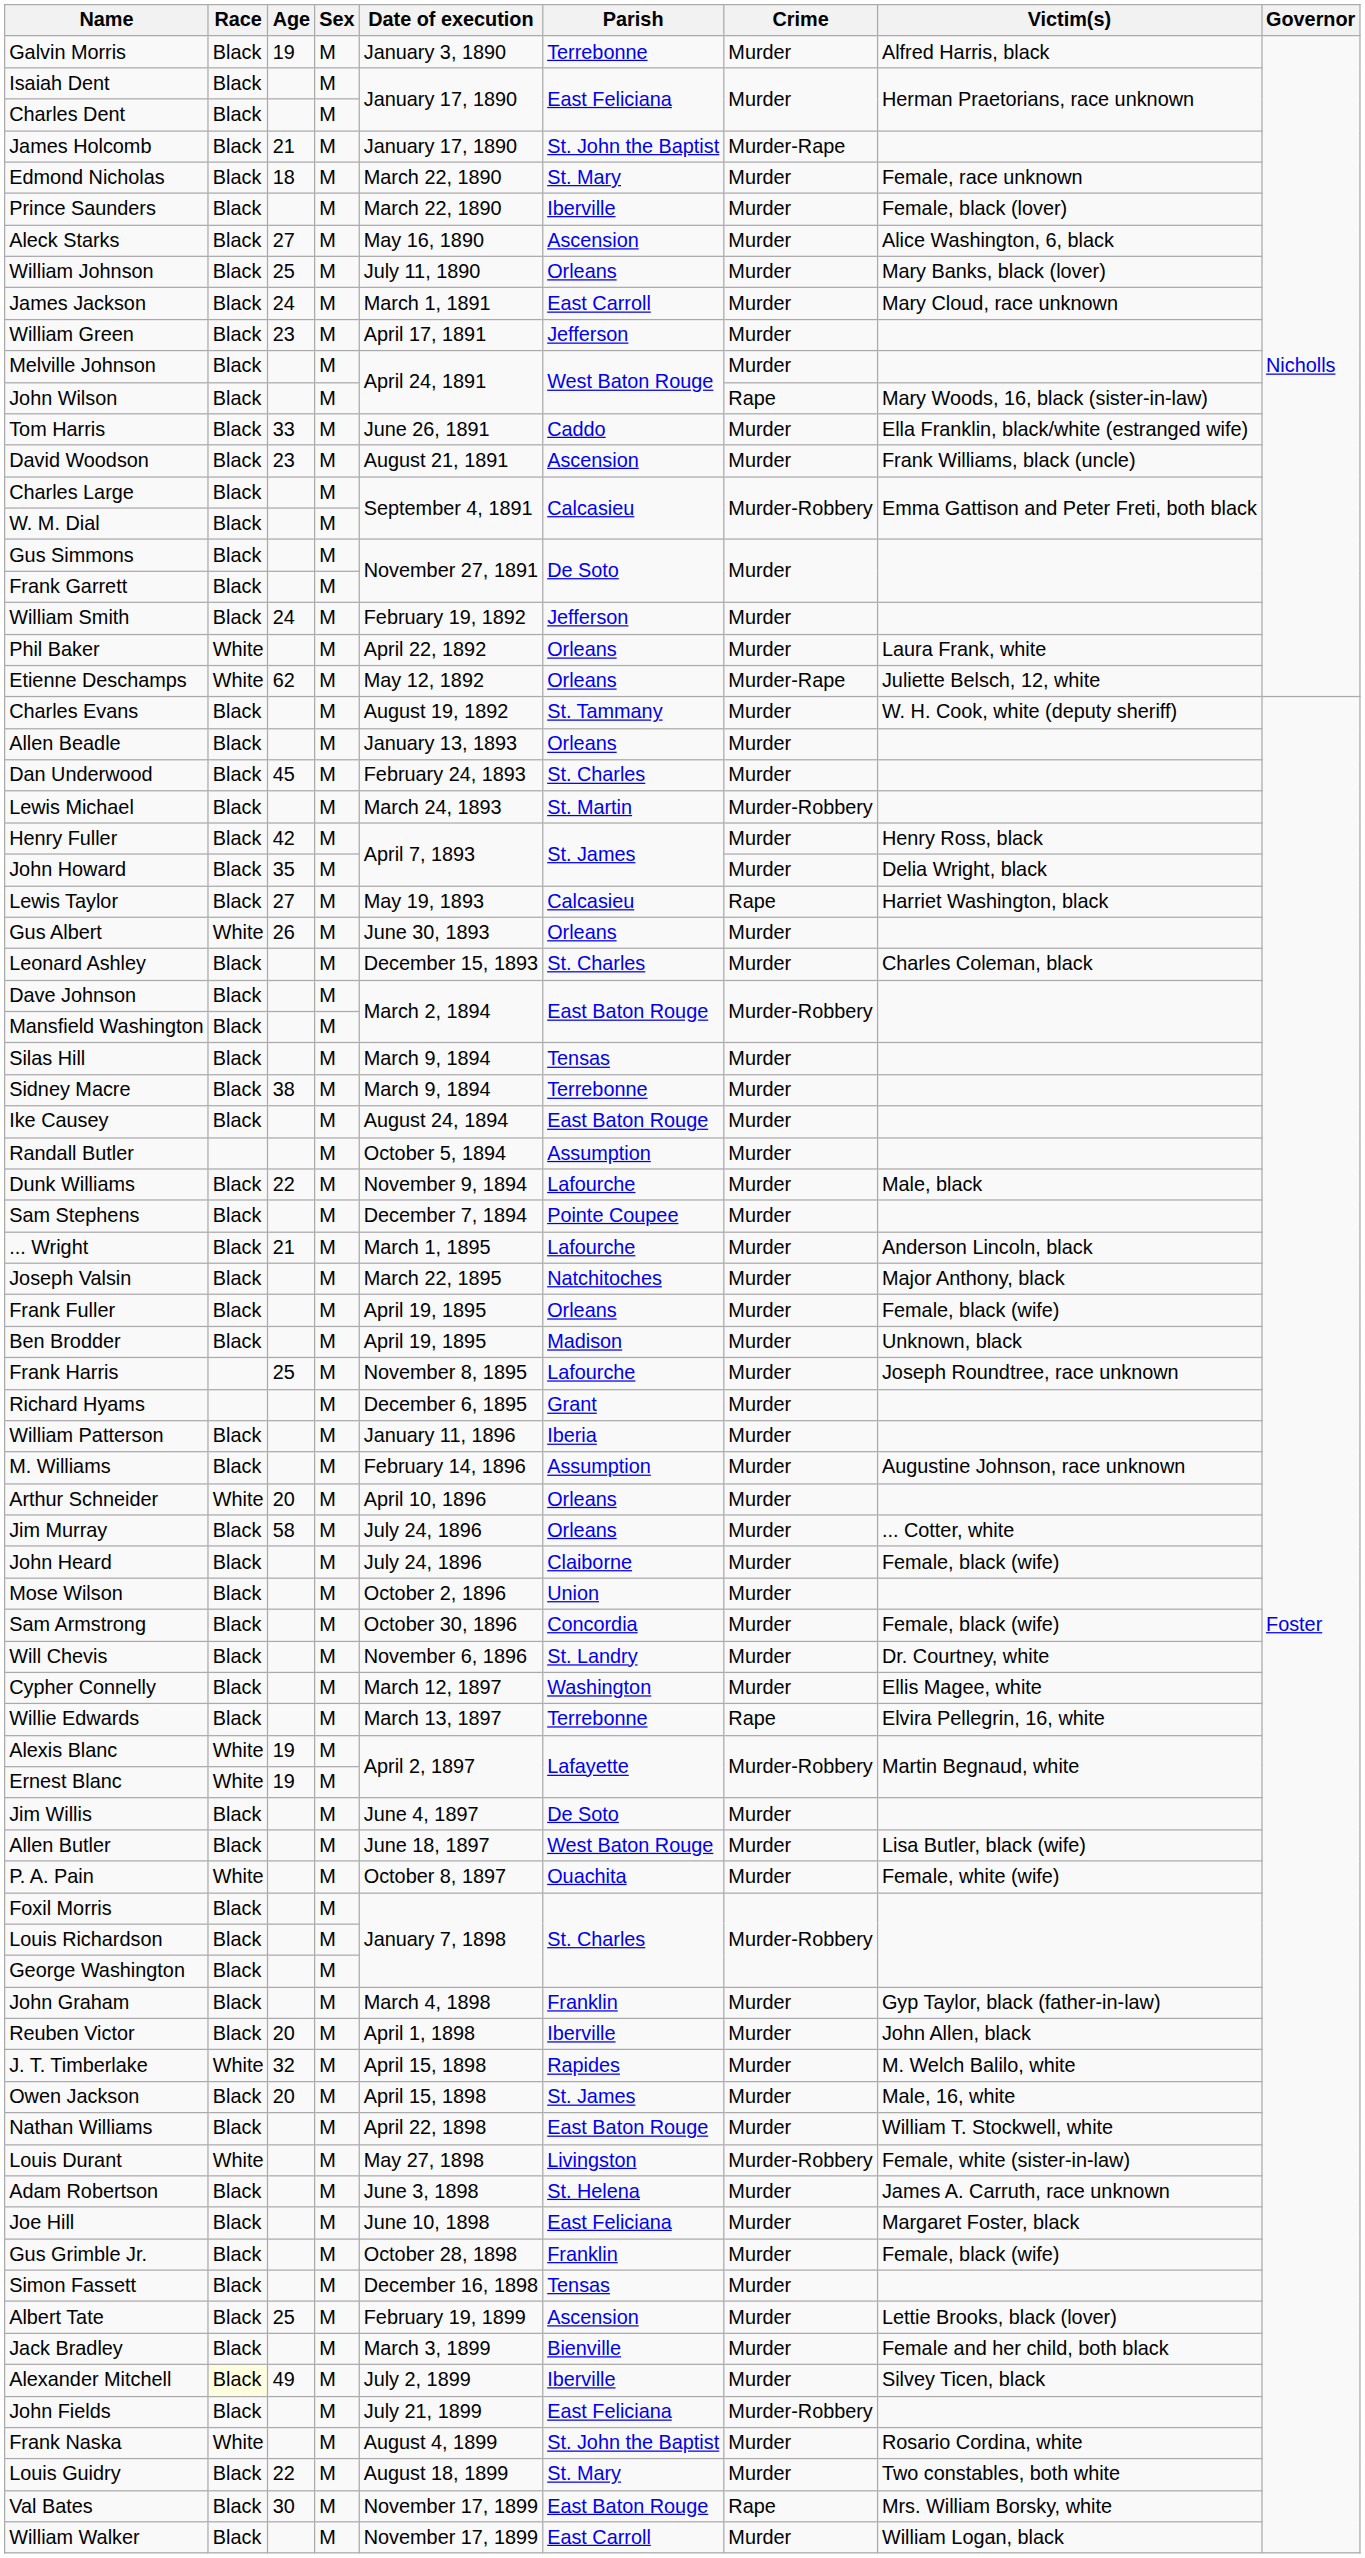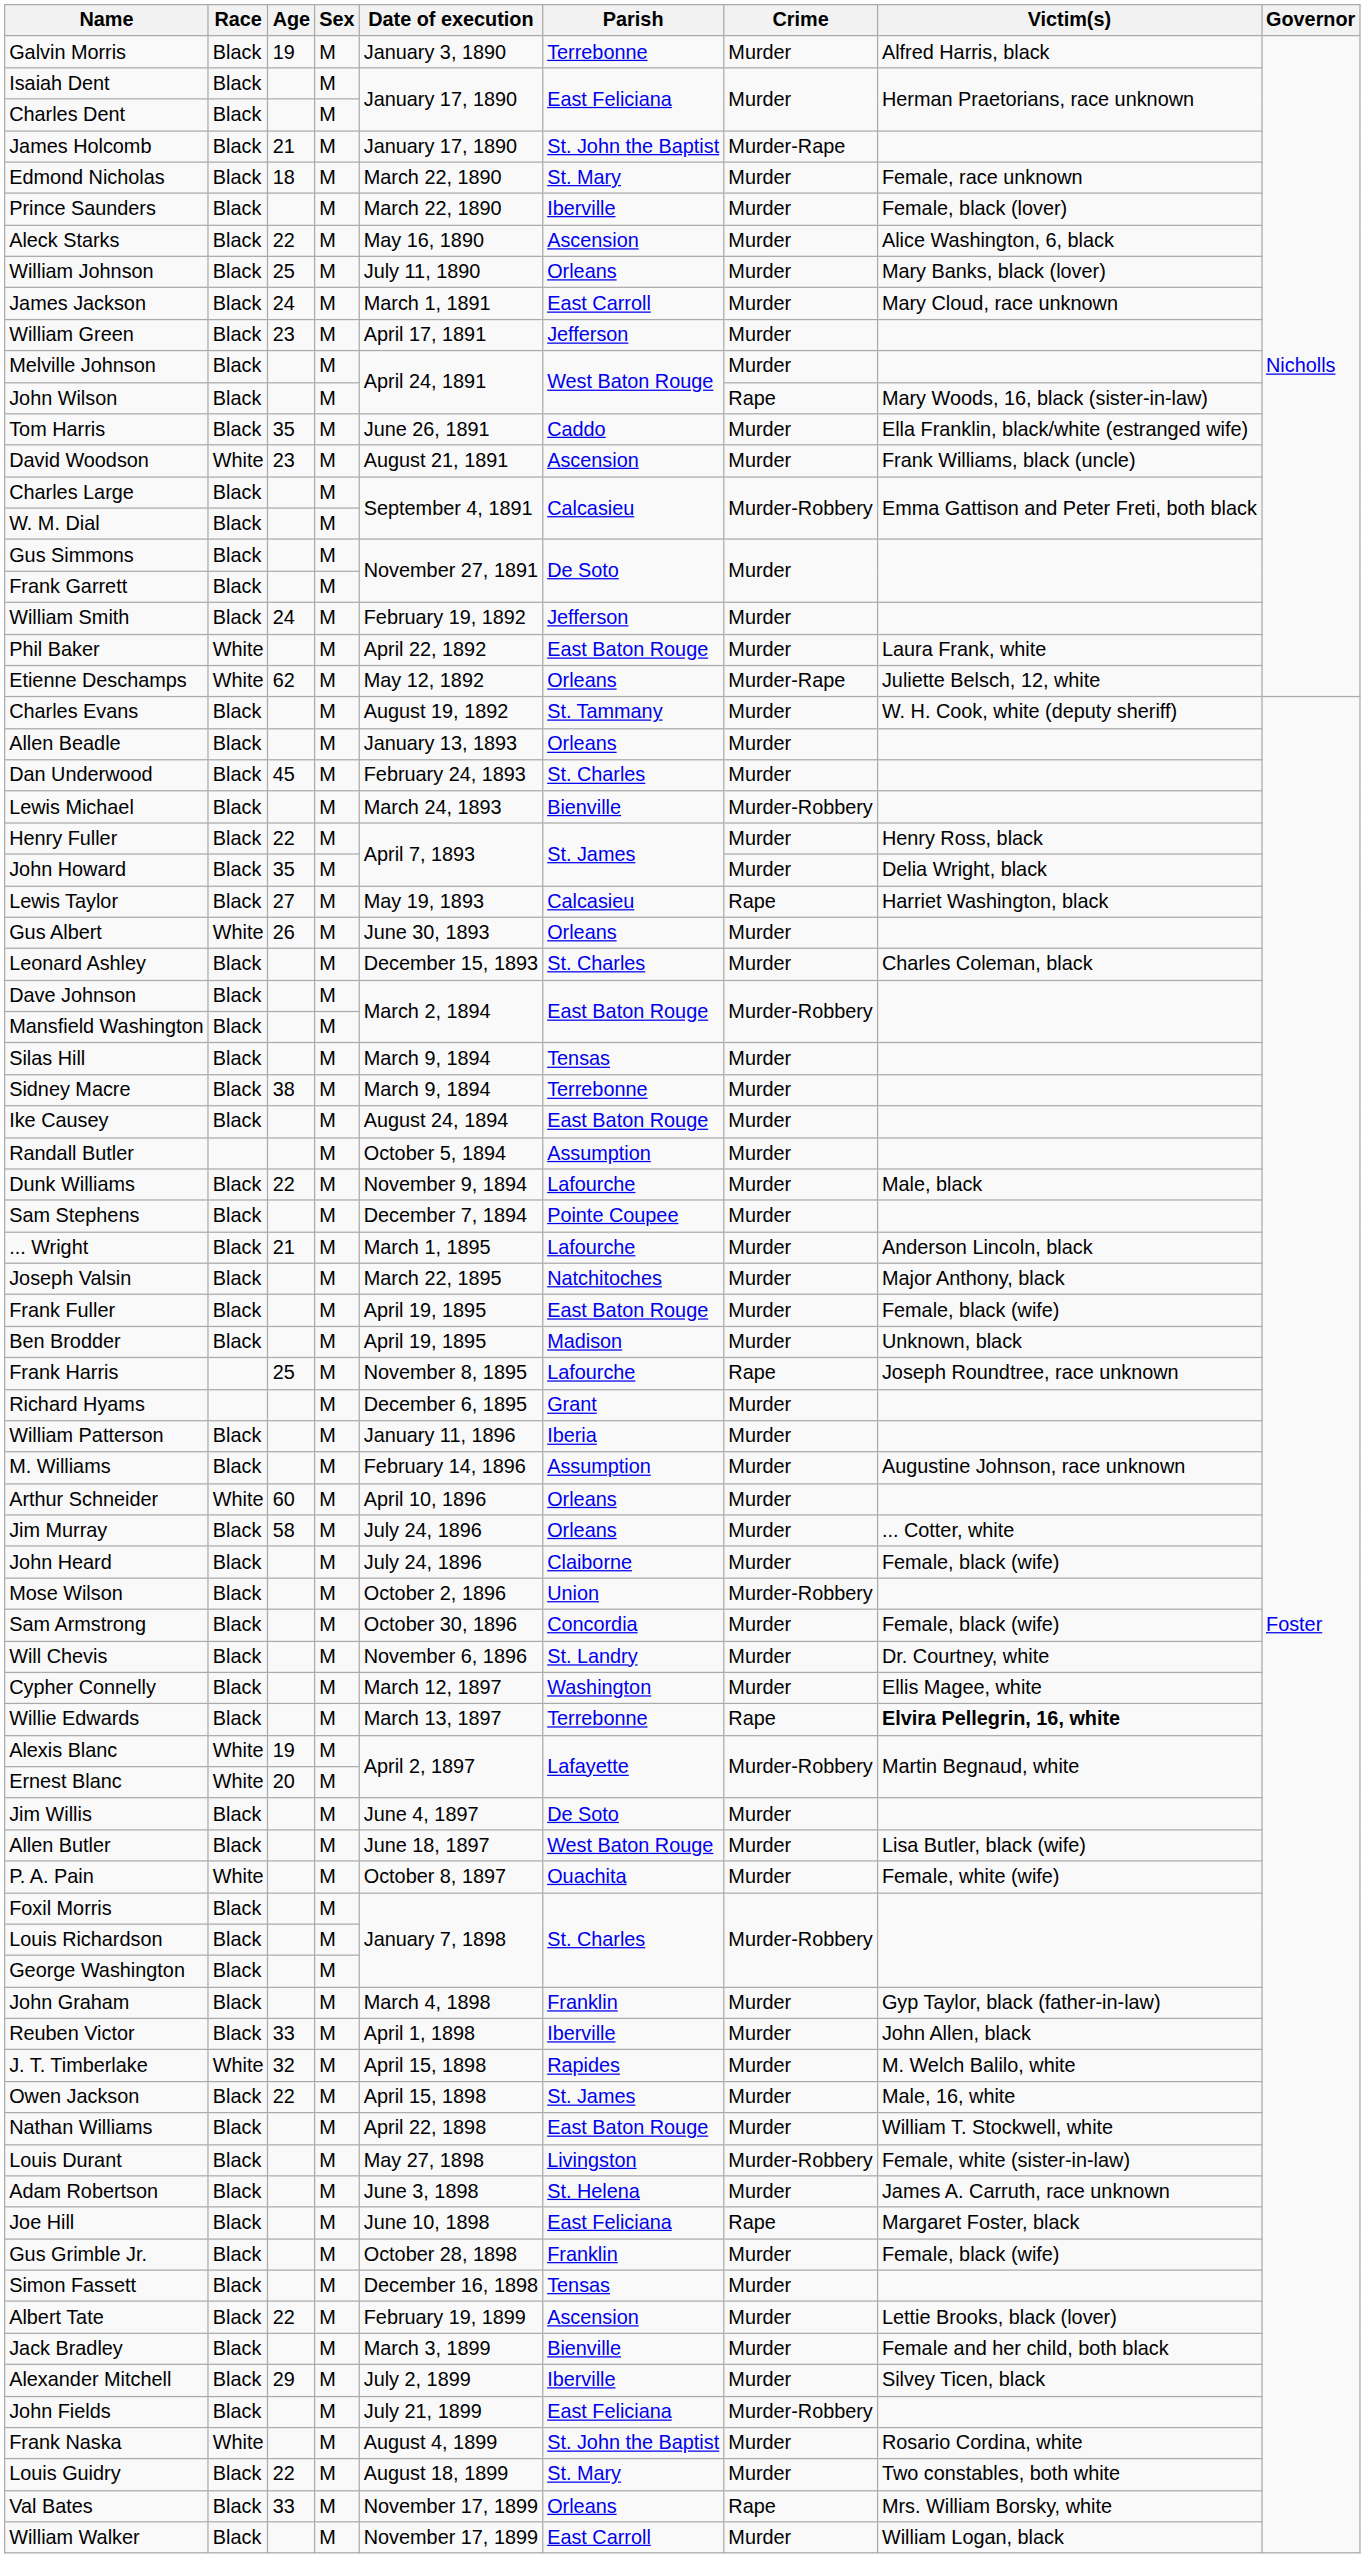(284, 240) 27 -> (284, 240) 22
(284, 429) 33 -> (284, 429) 35
(237, 460) Black -> (238, 460) White
(582, 649) Orleans -> (628, 649) East Baton Rouge
(590, 806) St. Martin -> (584, 806) Bienville
(284, 838) 42 -> (284, 838) 22
(582, 1310) Orleans -> (628, 1310) East Baton Rouge
(760, 1373) Murder -> (752, 1373) Rape
(284, 1499) 20 -> (284, 1499) 60
(760, 1593) Murder -> (801, 1593) Murder-Robbery
(993, 1719) normal -> (1001, 1719) bold
(284, 1782) 19 -> (284, 1782) 20
(284, 2033) 20 -> (284, 2033) 33
(284, 2096) 20 -> (284, 2096) 22
(238, 2159) White -> (237, 2159) Black
(760, 2222) Murder -> (752, 2222) Rape
(284, 2317) 25 -> (284, 2317) 22
(237, 2380) lightyellow background -> (237, 2380) no background
(284, 2380) 49 -> (284, 2380) 29
(284, 2505) 30 -> (284, 2505) 33
(628, 2505) East Baton Rouge -> (582, 2505) Orleans
